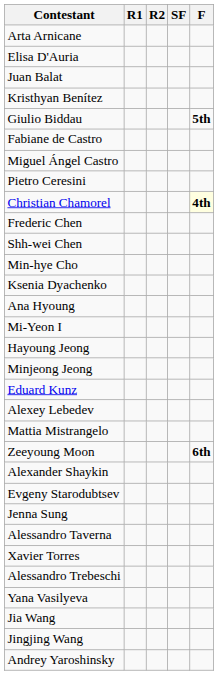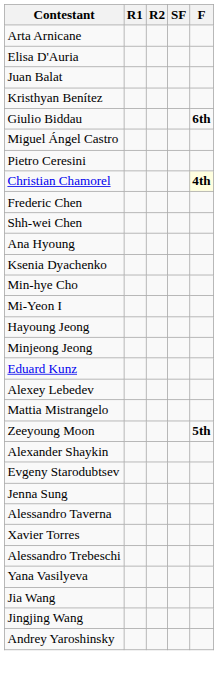(201, 118) 5th -> (201, 118) 6th
- row: (55, 139)
rows swapped: (43, 264) <-> (41, 306)
(201, 451) 6th -> (201, 431) 5th
